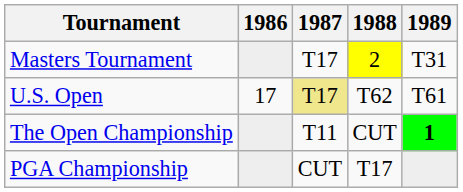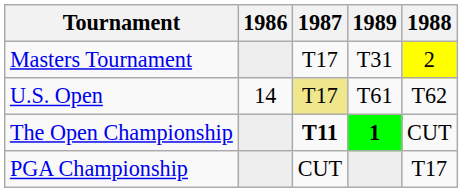columns swapped: (375, 22) <-> (429, 22)
(265, 96) 17 -> (265, 96) 14
(320, 132) normal -> (320, 132) bold
